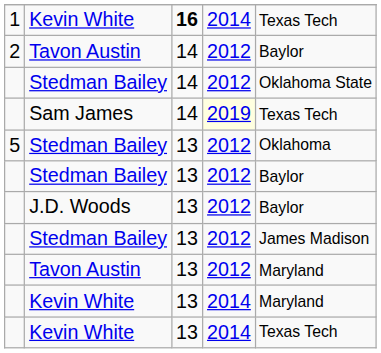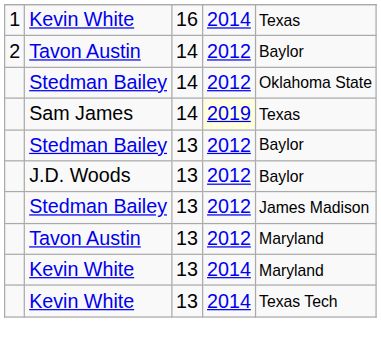(187, 20) bold -> (187, 20) normal
(298, 20) Texas Tech -> (280, 20) Texas
(298, 114) Texas Tech -> (280, 114) Texas
- row: (15, 144)
